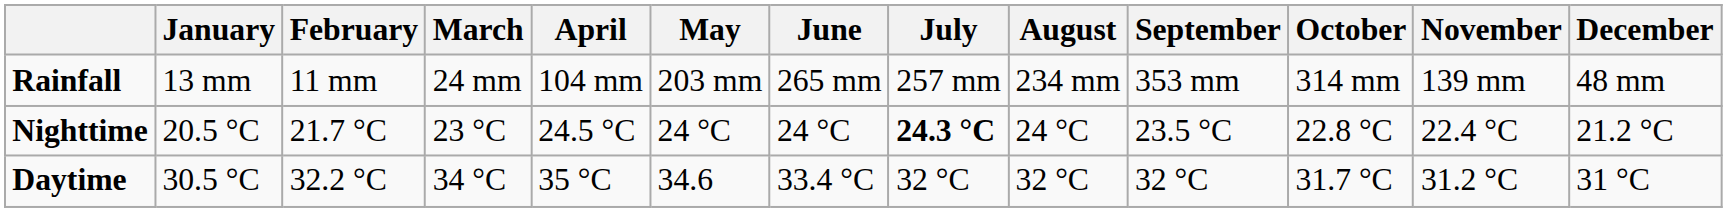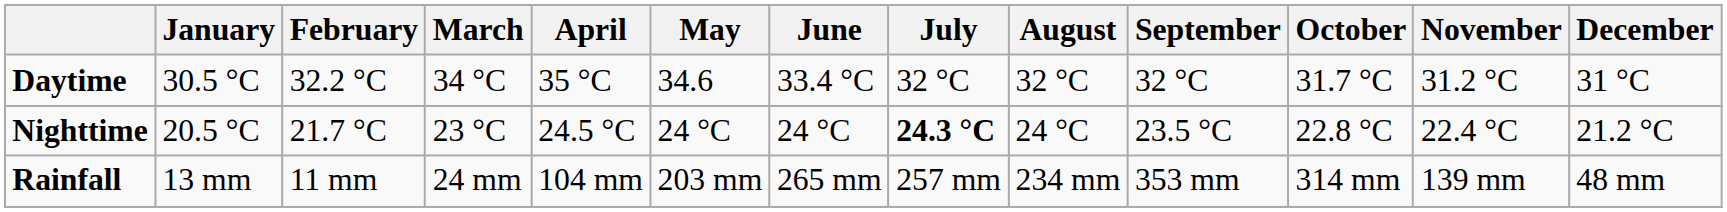rows swapped: (69, 180) <-> (67, 79)
